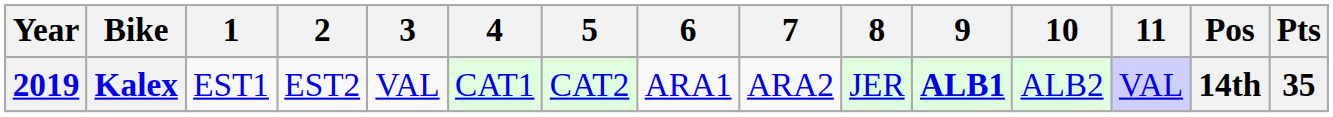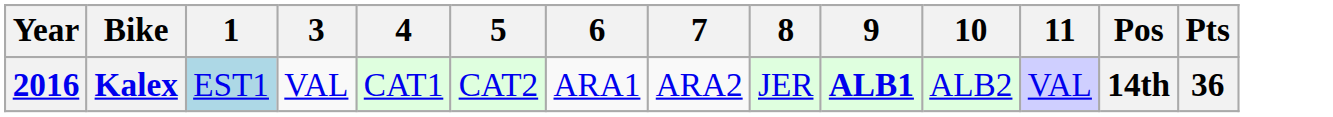- column: (322, 30)
(46, 83) 2019 -> (46, 83) 2016
(231, 83) no background -> (231, 83) lightblue background
(1299, 83) 35 -> (1208, 83) 36
